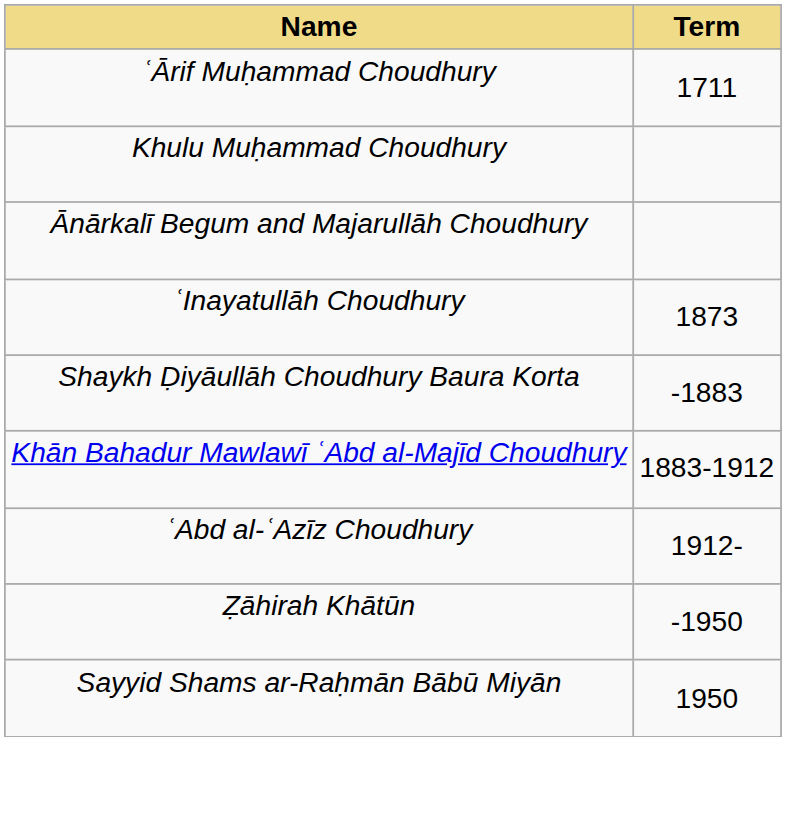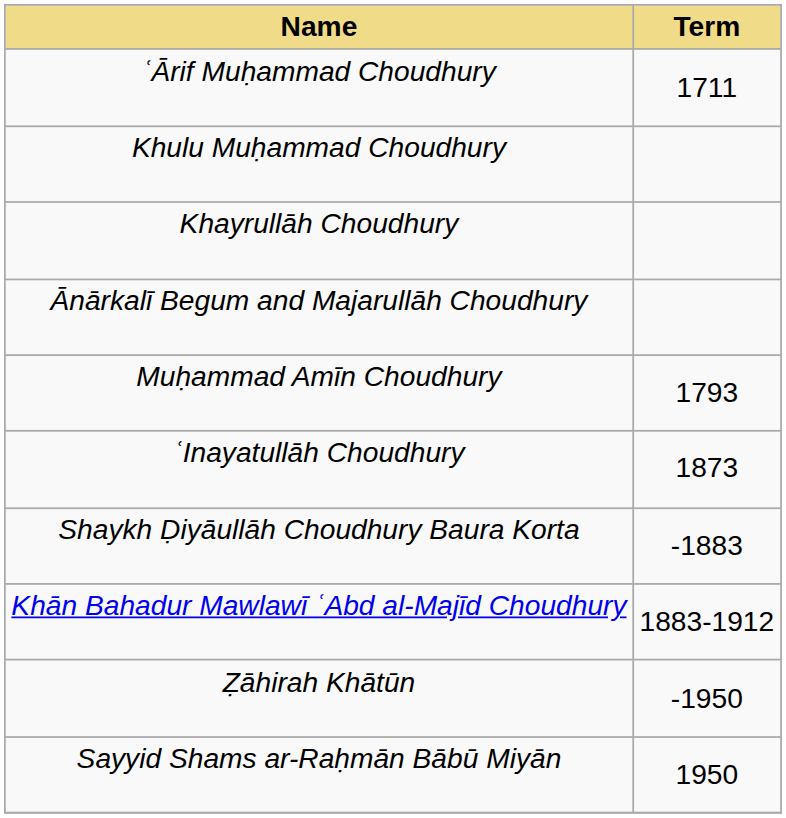+ row: (319, 224)
+ row: (319, 376)
- row: (319, 529)
